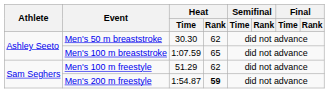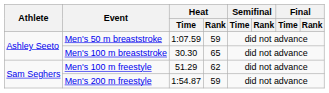(186, 39) 30.30 -> (186, 39) 1:07.59
(215, 39) 62 -> (215, 39) 59
(186, 53) 1:07.59 -> (186, 53) 30.30
(215, 81) bold -> (215, 81) normal
